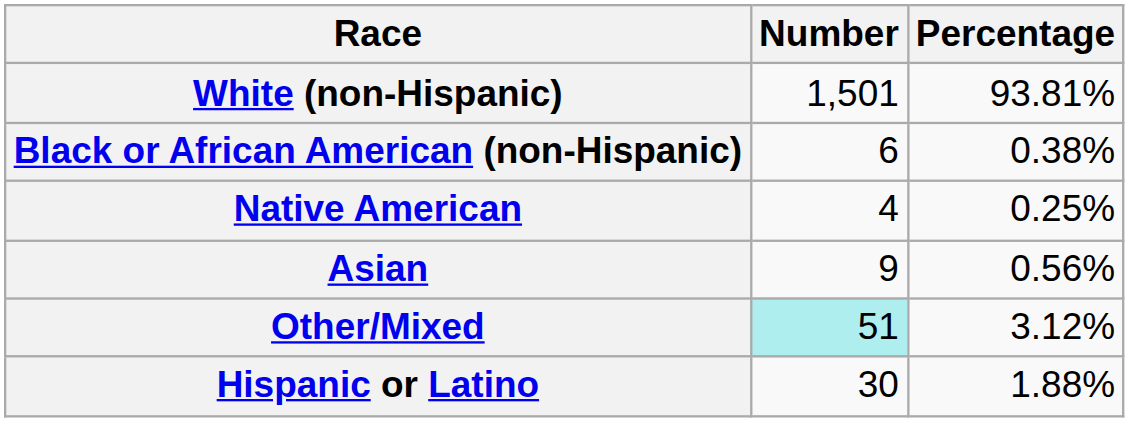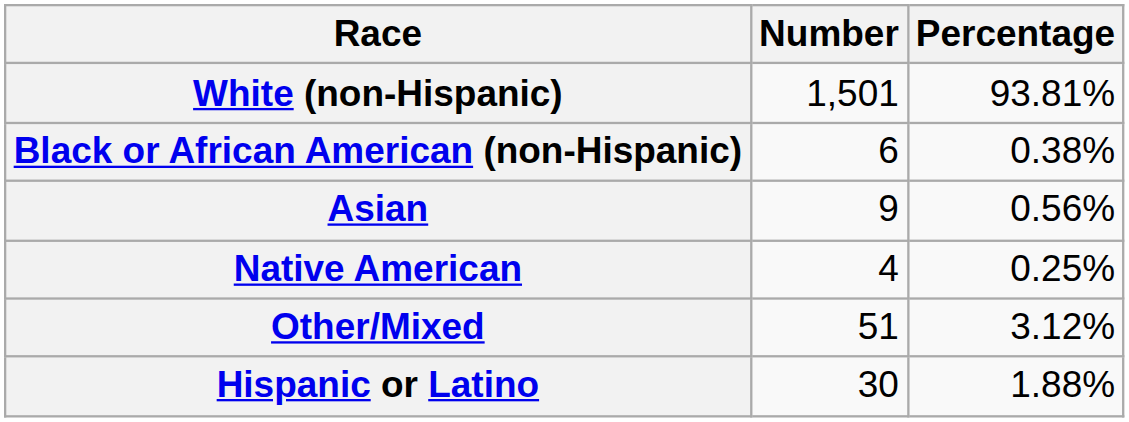rows swapped: (378, 209) <-> (378, 268)
(878, 326) paleturquoise background -> (878, 326) no background
